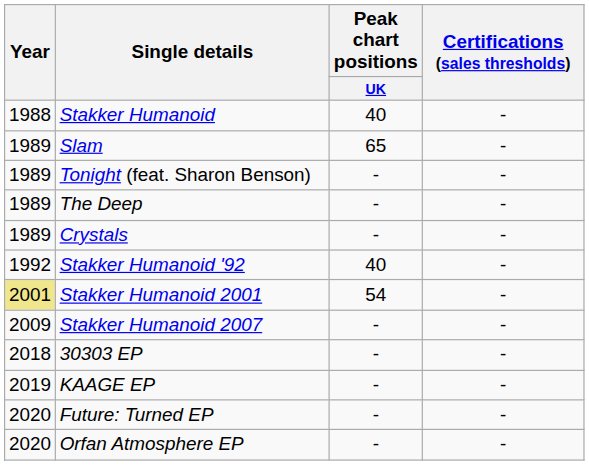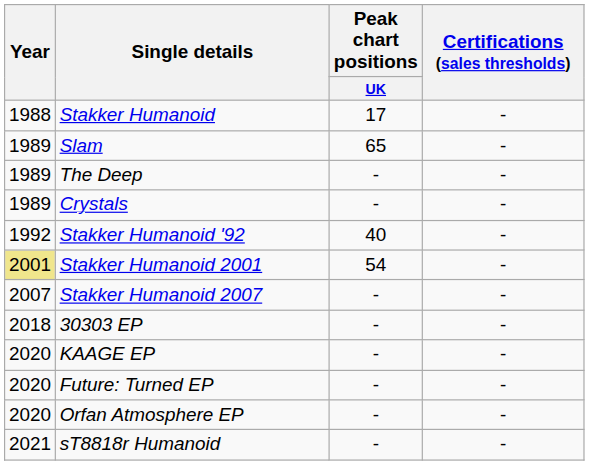(376, 115) 40 -> (376, 115) 17
- row: (185, 175)
(30, 324) 2009 -> (30, 294) 2007
(30, 384) 2019 -> (30, 354) 2020
+ row: (140, 444)
